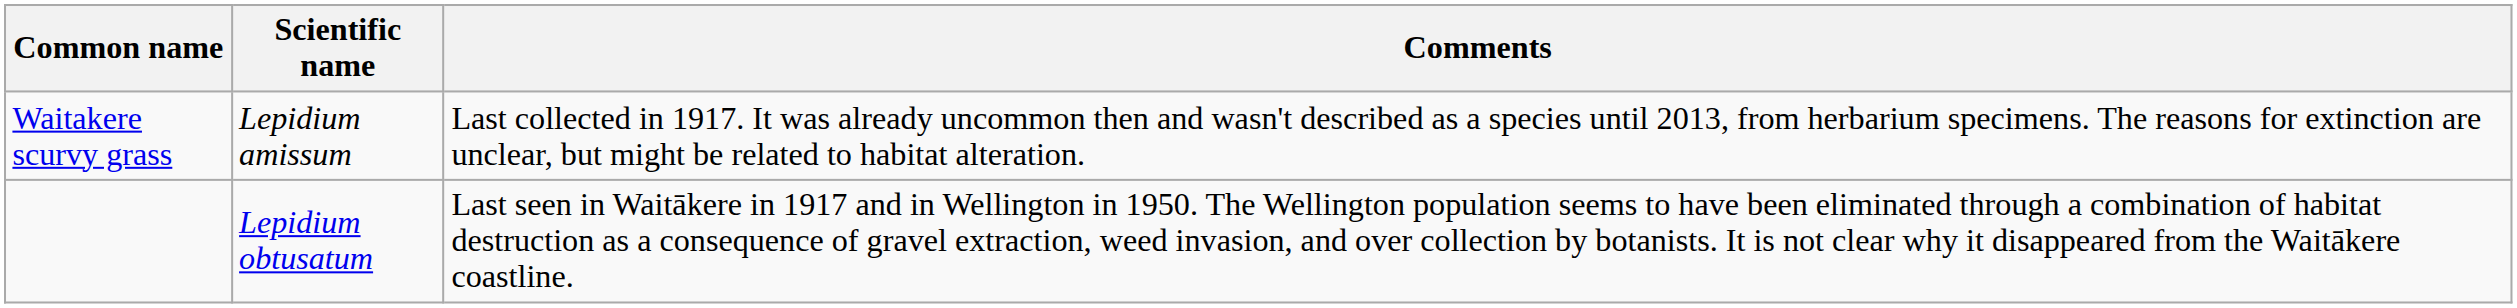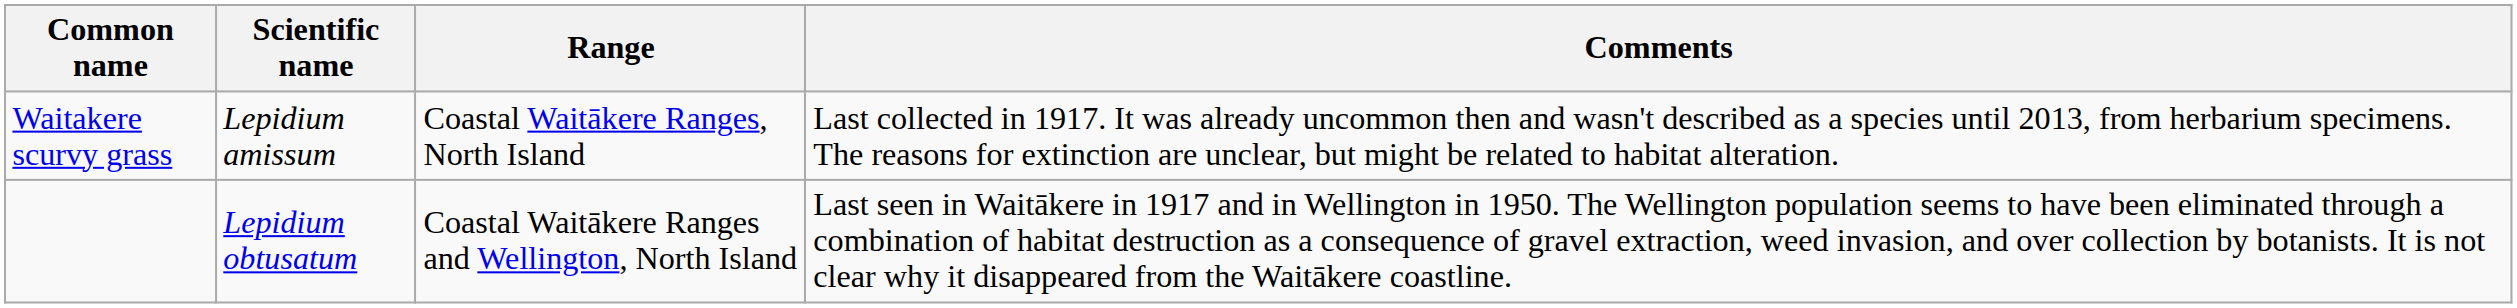+ column: (611, 48)
